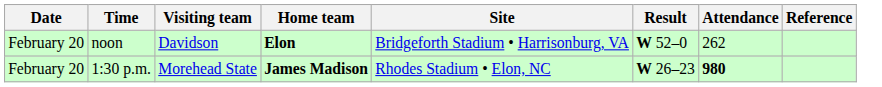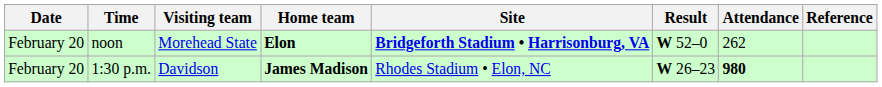(188, 43) Davidson -> (208, 43) Morehead State
(502, 43) normal -> (512, 43) bold
(208, 69) Morehead State -> (188, 69) Davidson
